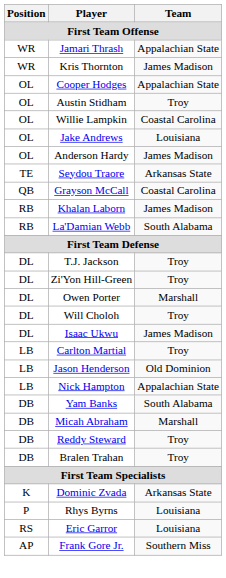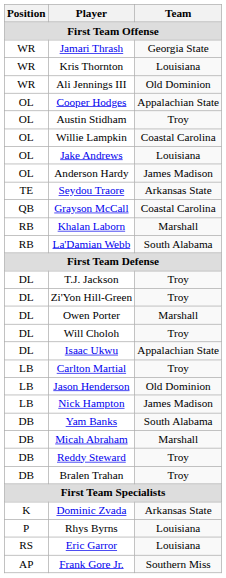(178, 48) Appalachian State -> (178, 48) Georgia State
(178, 66) James Madison -> (178, 66) Louisiana
+ row: (91, 84)
(178, 208) James Madison -> (178, 226) Marshall
(178, 333) James Madison -> (178, 350) Appalachian State
(178, 386) Appalachian State -> (178, 404) James Madison
